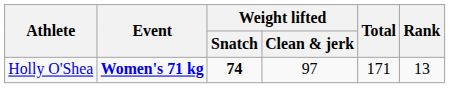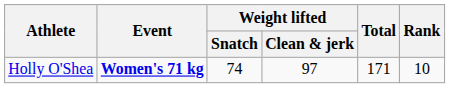(234, 70) bold -> (234, 70) normal
(422, 70) 13 -> (422, 70) 10
